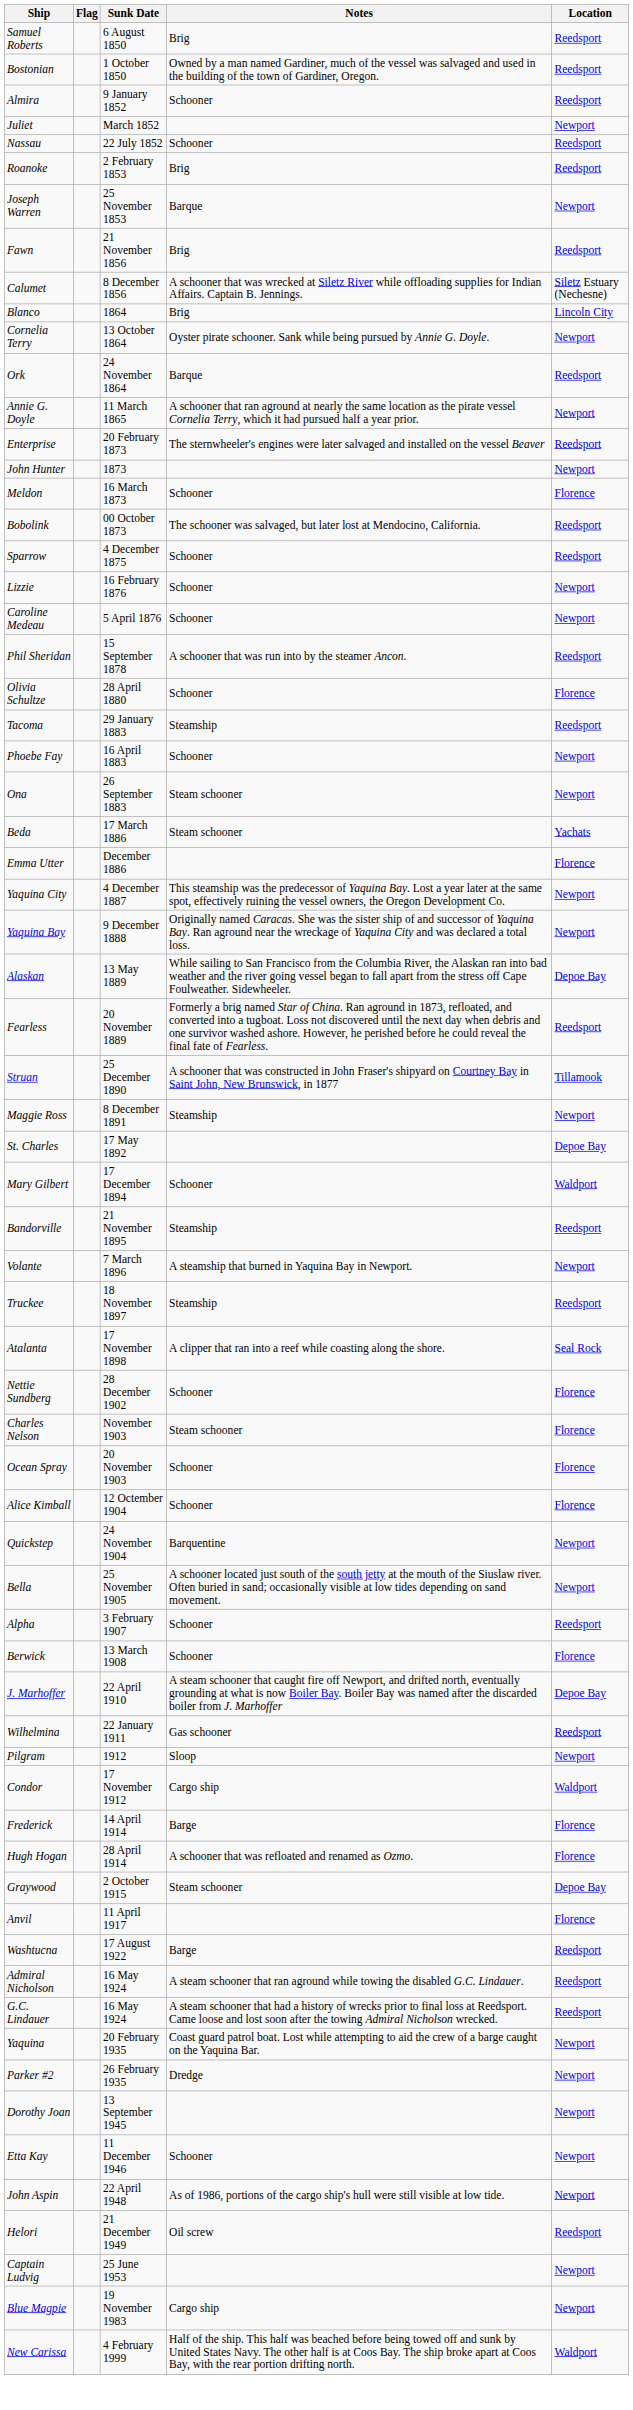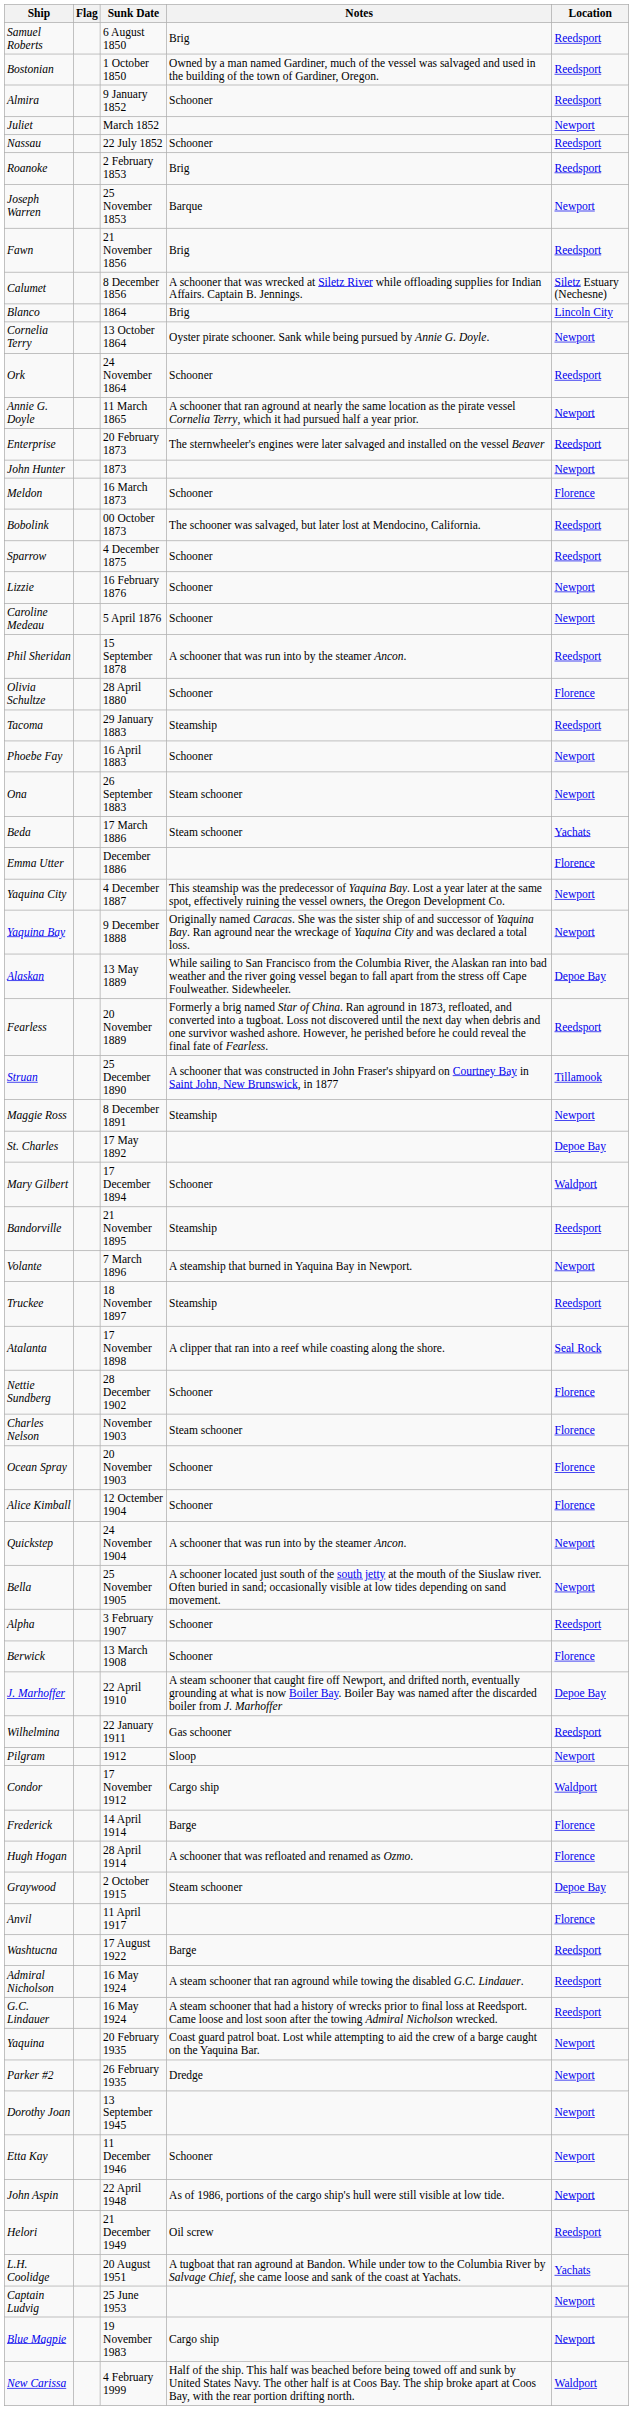(186, 375) Barque -> (191, 375) Schooner
(197, 1543) Barquentine -> (288, 1543) A schooner that was run into by the steamer Ancon.
+ row: (28, 2270)
